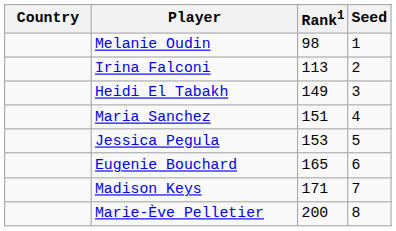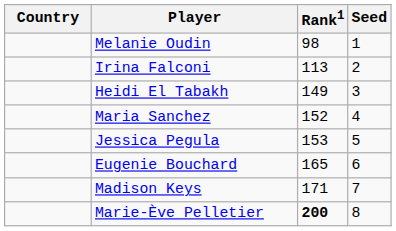(315, 117) 151 -> (315, 117) 152
(315, 214) normal -> (315, 214) bold
